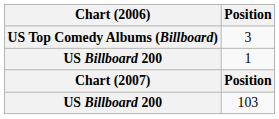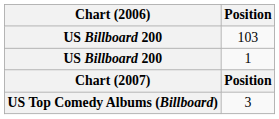rows swapped: (248, 102) <-> (248, 37)
